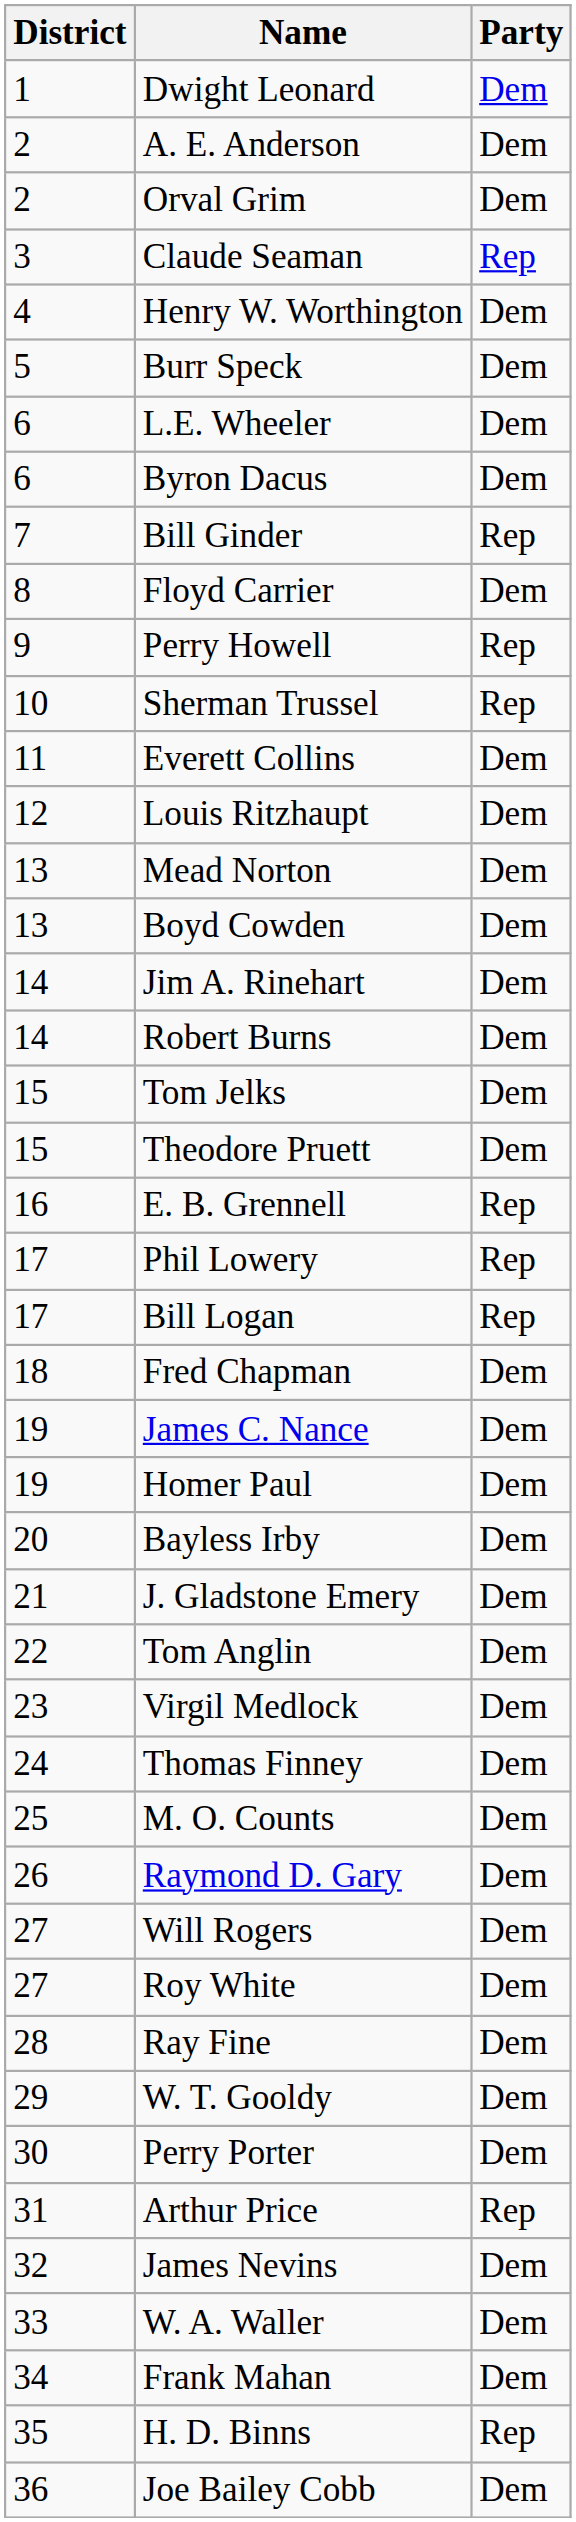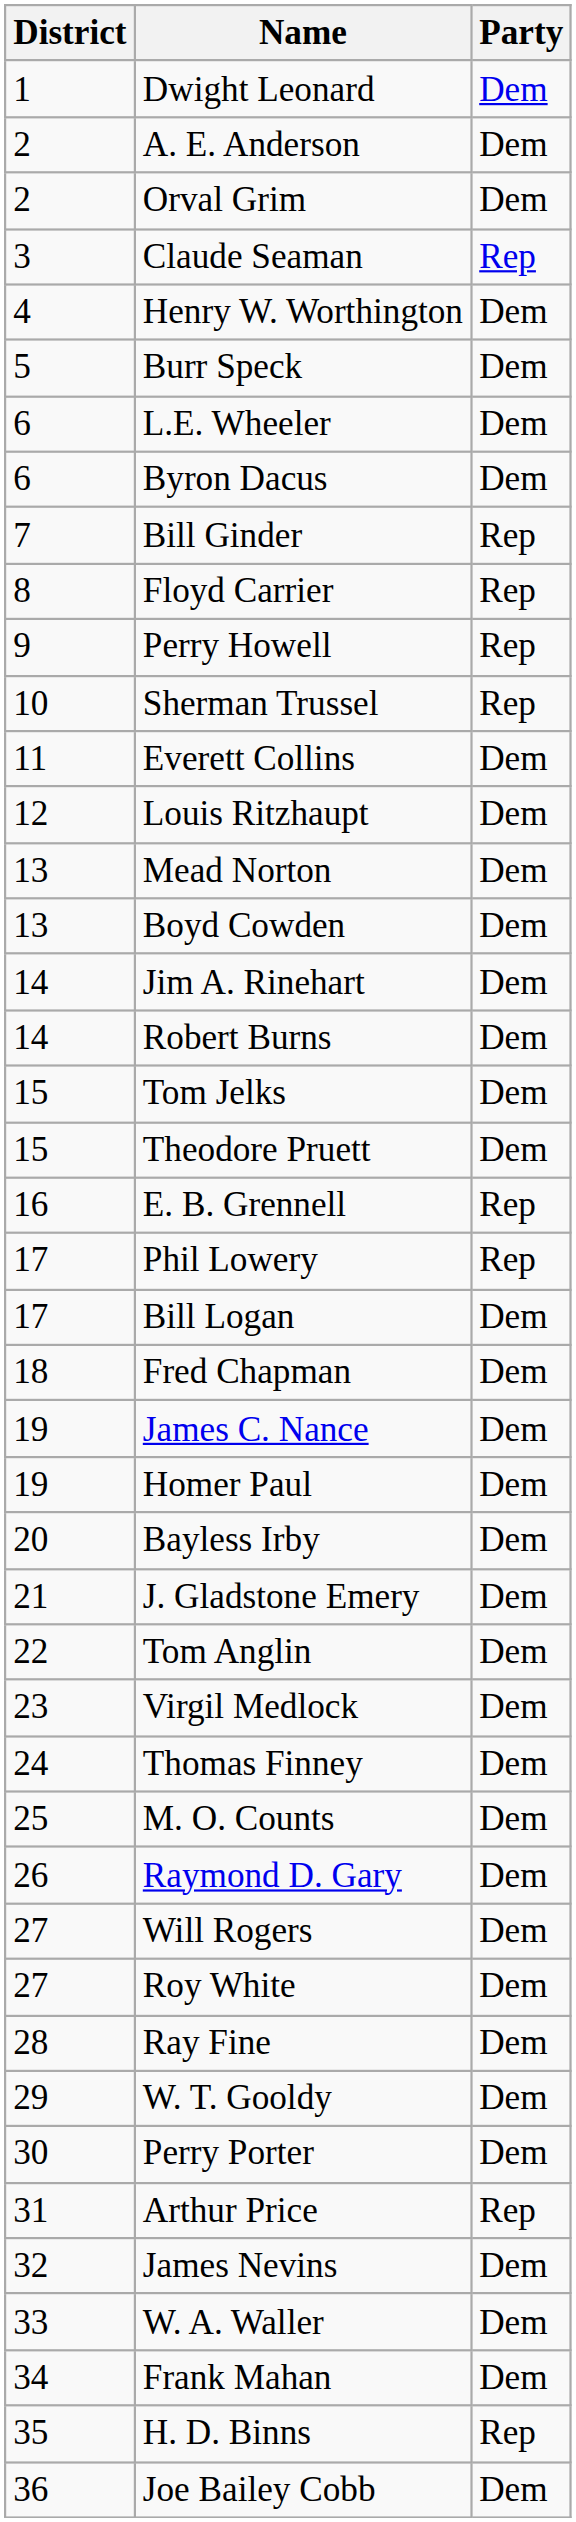(513, 590) Dem -> (508, 590) Rep
(508, 1316) Rep -> (513, 1316) Dem
